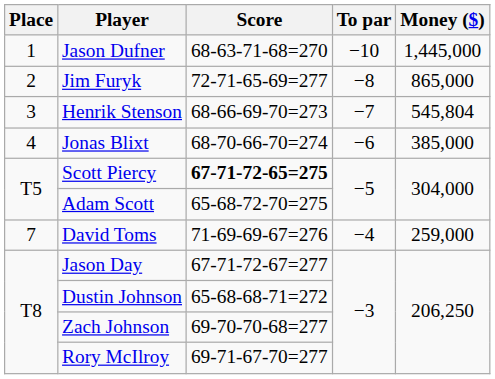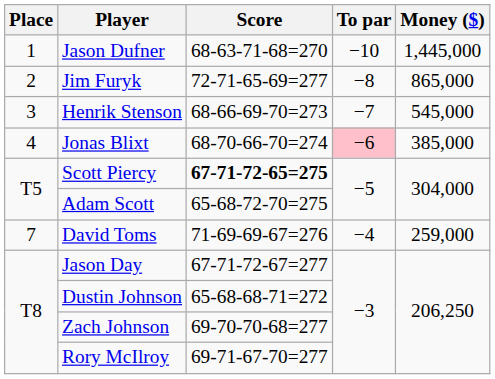(443, 111) 545,804 -> (443, 111) 545,000
(364, 142) no background -> (364, 142) pink background
